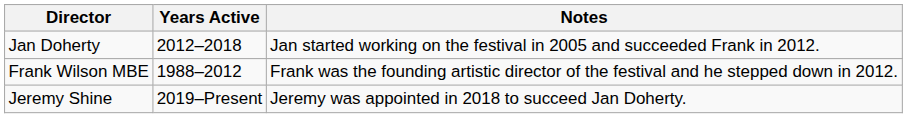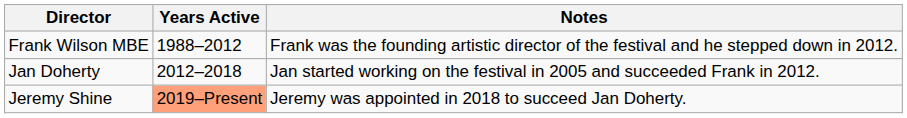rows swapped: (79, 71) <-> (54, 44)
(209, 98) no background -> (209, 98) lightsalmon background
